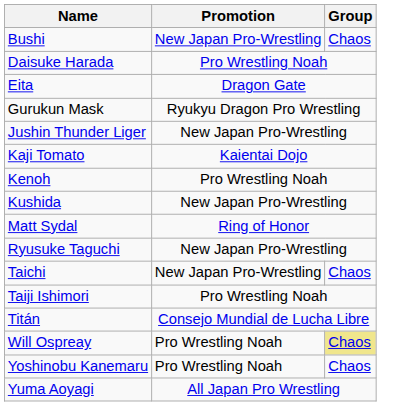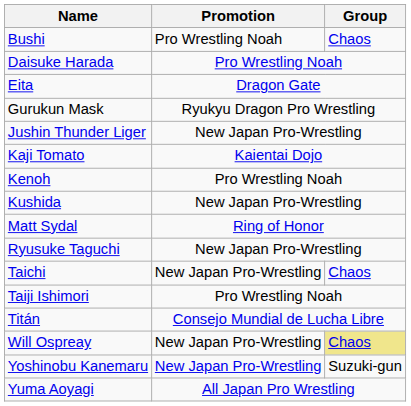(238, 39) New Japan Pro-Wrestling -> (219, 39) Pro Wrestling Noah
(219, 343) Pro Wrestling Noah -> (238, 343) New Japan Pro-Wrestling
(219, 366) Pro Wrestling Noah -> (238, 366) New Japan Pro-Wrestling
(350, 366) Chaos -> (365, 366) Suzuki-gun
